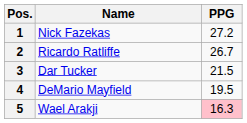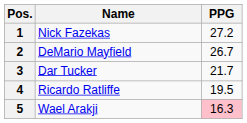(79, 52) Ricardo Ratliffe -> (85, 52) DeMario Mayfield
(222, 71) 21.5 -> (222, 71) 21.7
(85, 90) DeMario Mayfield -> (79, 90) Ricardo Ratliffe
